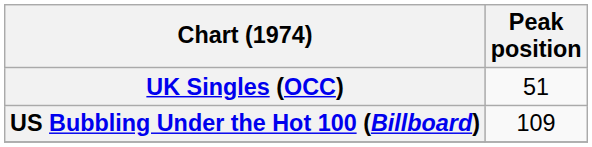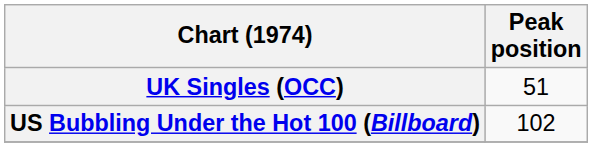(536, 123) 109 -> (536, 123) 102
